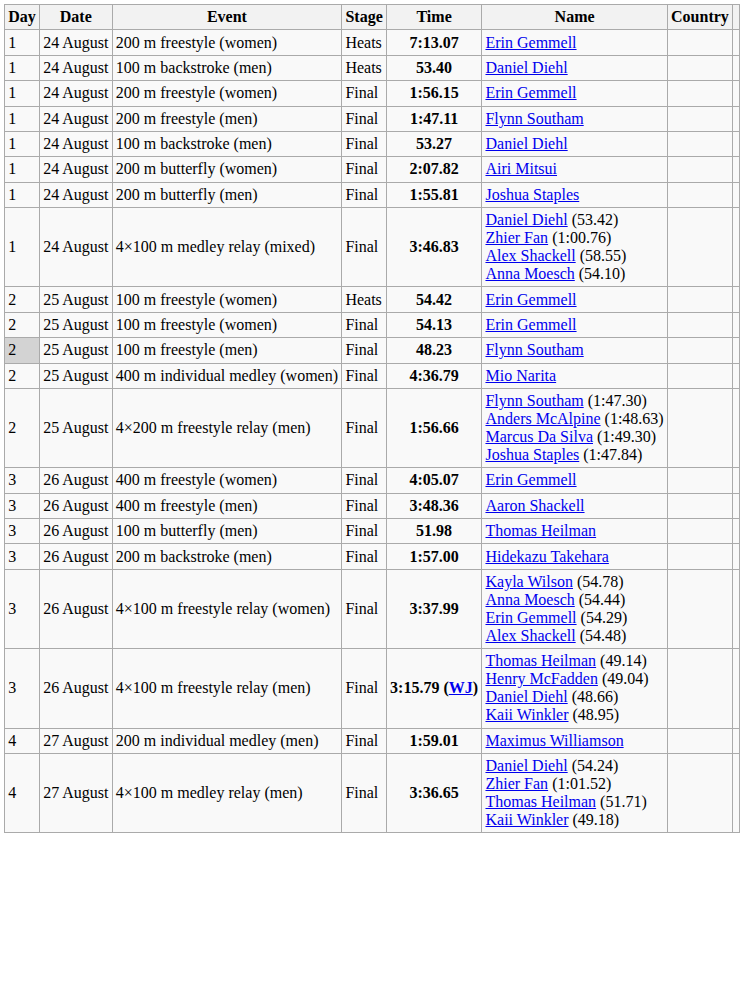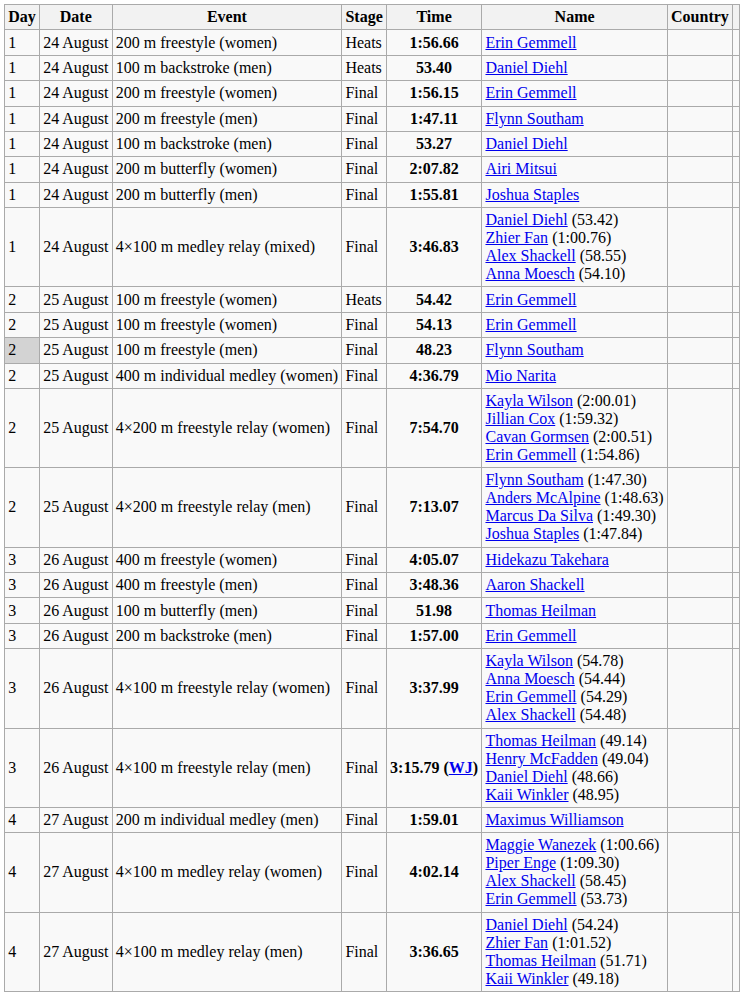(434, 42) 7:13.07 -> (434, 42) 1:56.66
+ row: (223, 428)
(434, 428) 1:56.66 -> (434, 507) 7:13.07
(531, 480) Erin Gemmell -> (547, 559) Hidekazu Takehara
(547, 556) Hidekazu Takehara -> (531, 635) Erin Gemmell
+ row: (219, 872)
